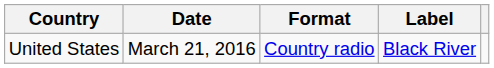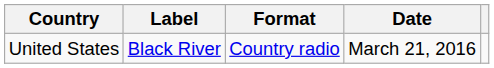columns swapped: (192, 19) <-> (430, 19)
